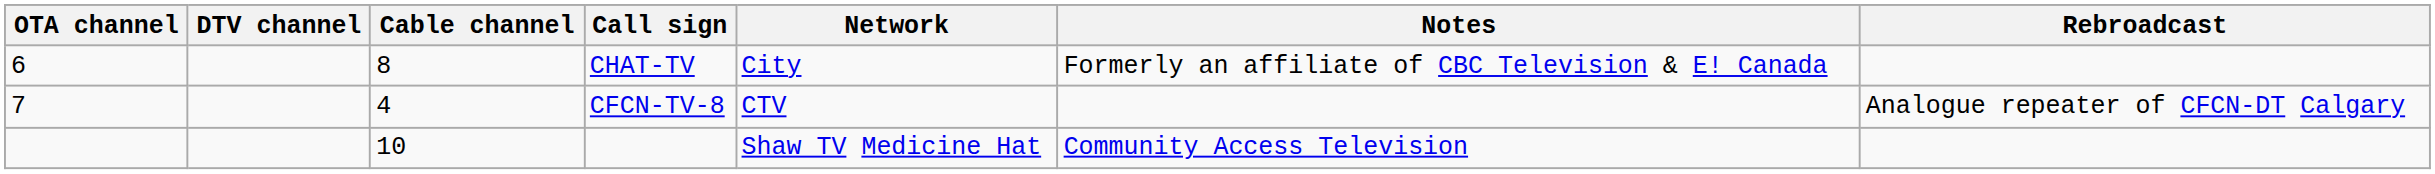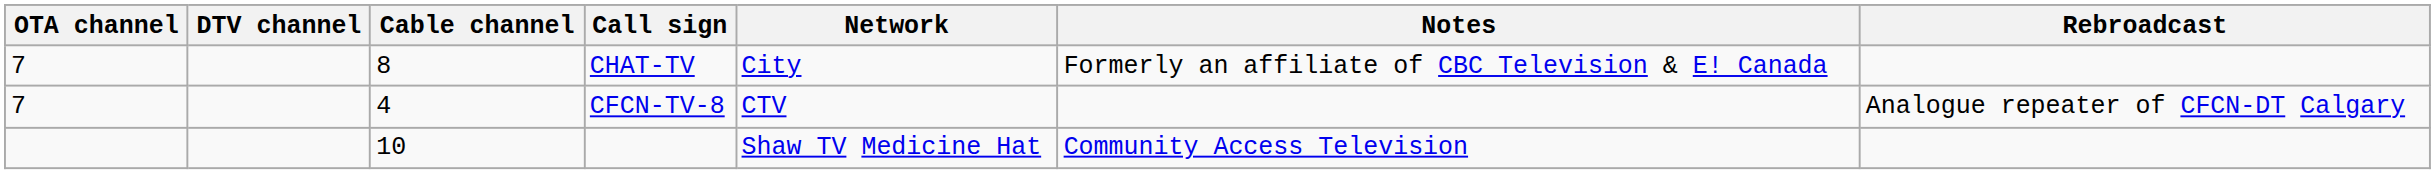(18, 66) 6 -> (18, 66) 7
